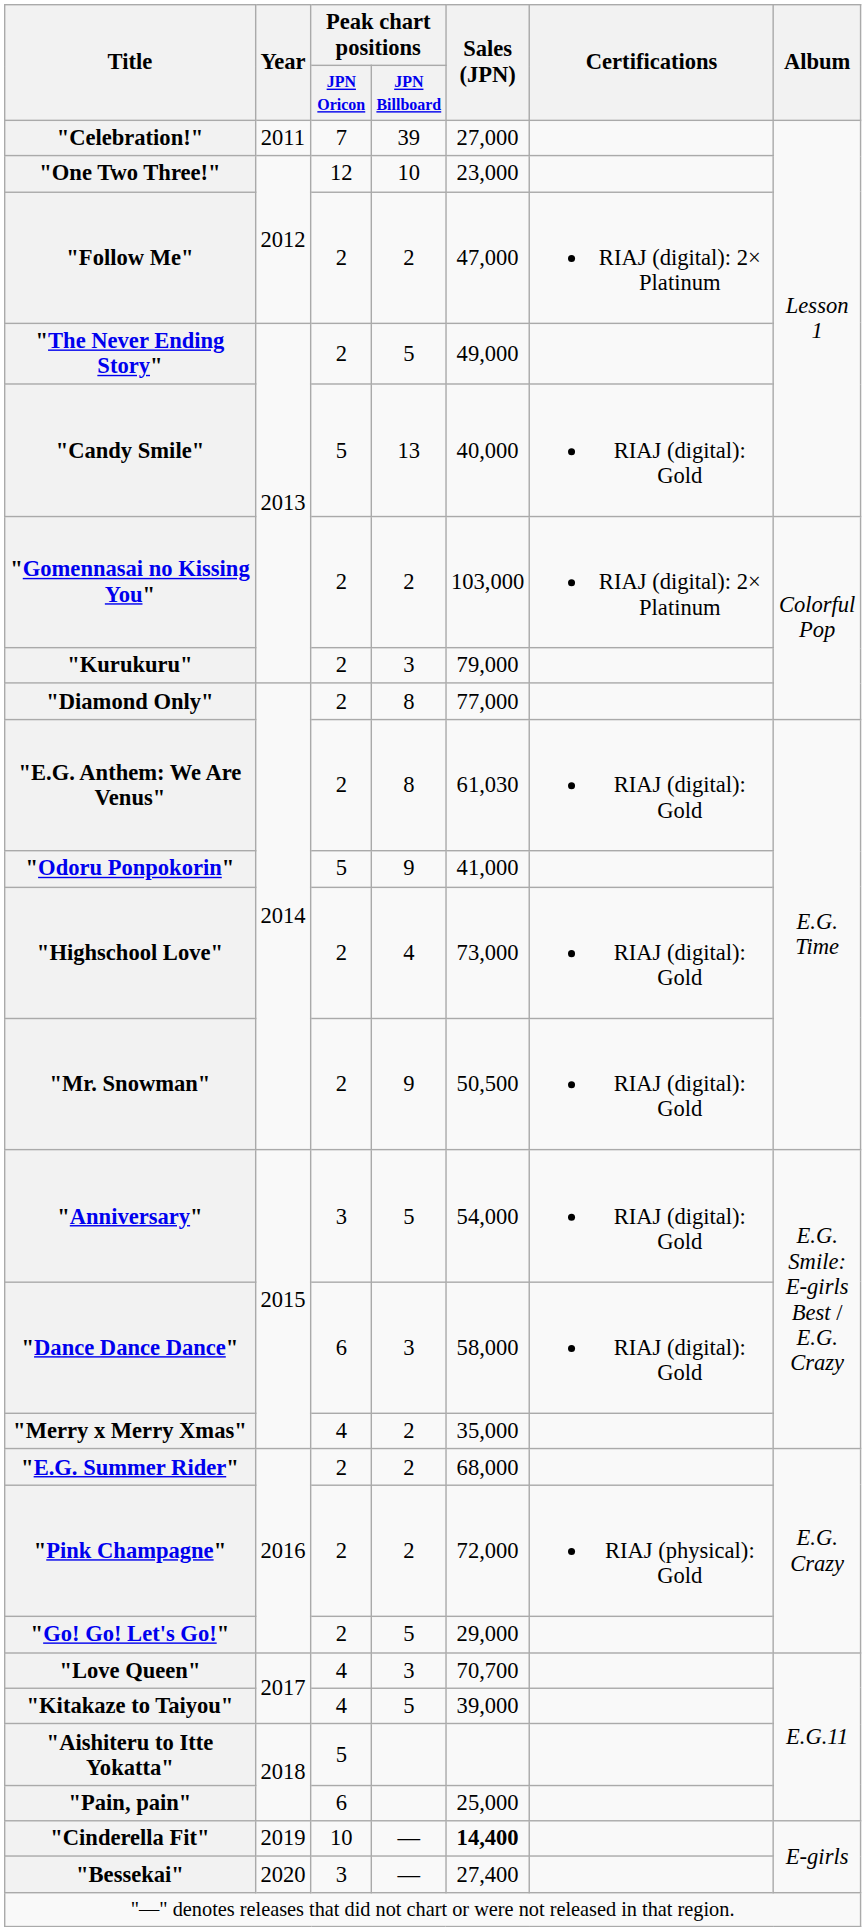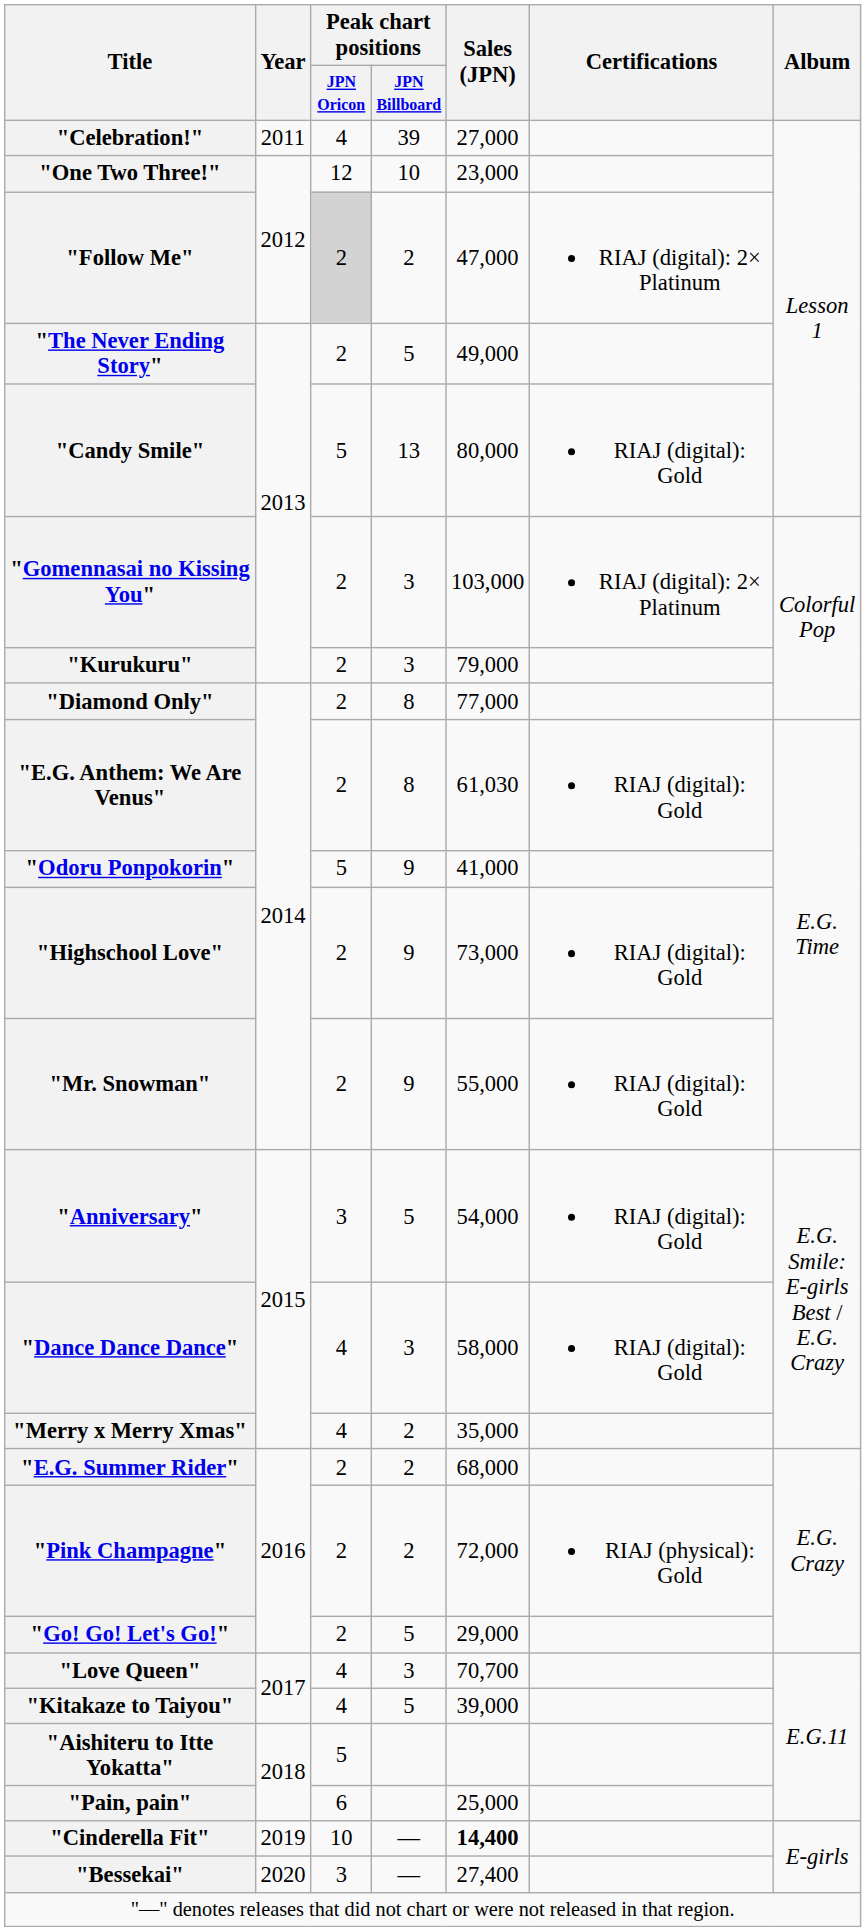(341, 137) 7 -> (341, 137) 4
(341, 257) no background -> (341, 257) lightgrey background
(488, 450) 40,000 -> (488, 450) 80,000
(409, 581) 2 -> (409, 581) 3
(409, 952) 4 -> (409, 952) 9
(488, 1084) 50,500 -> (488, 1084) 55,000
(341, 1347) 6 -> (341, 1347) 4
